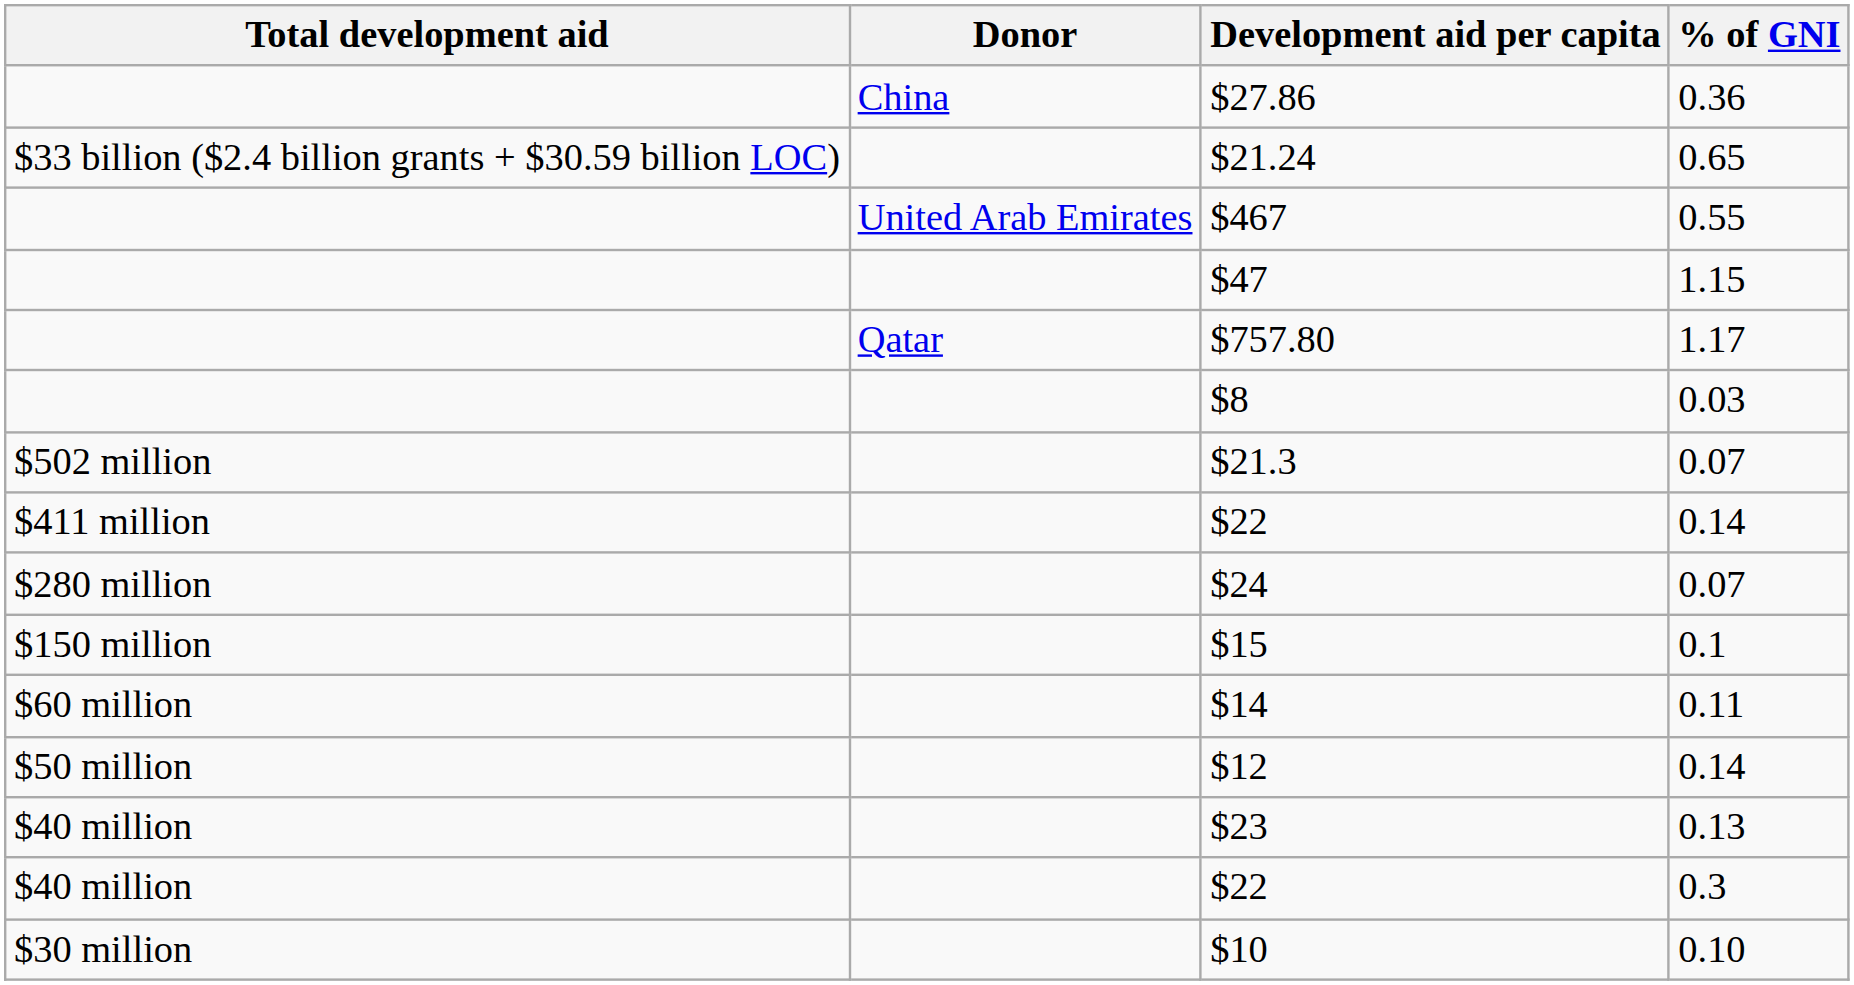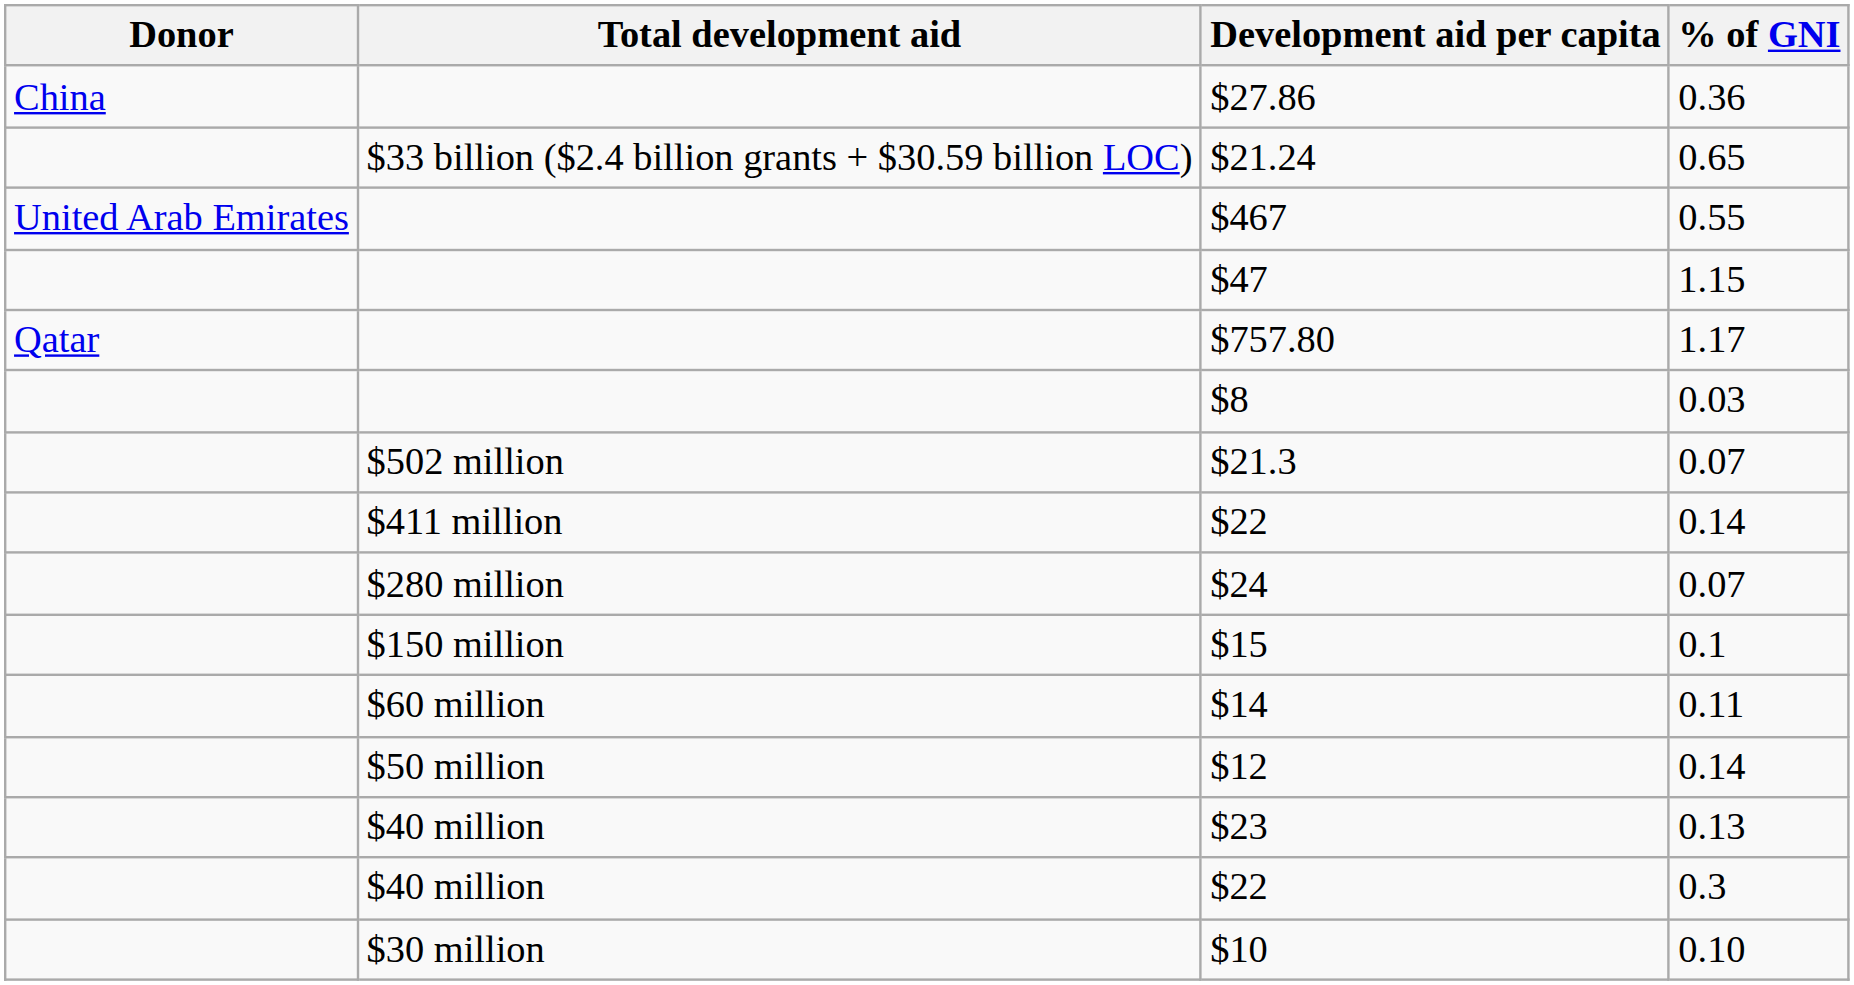columns swapped: (1025, 34) <-> (427, 34)
